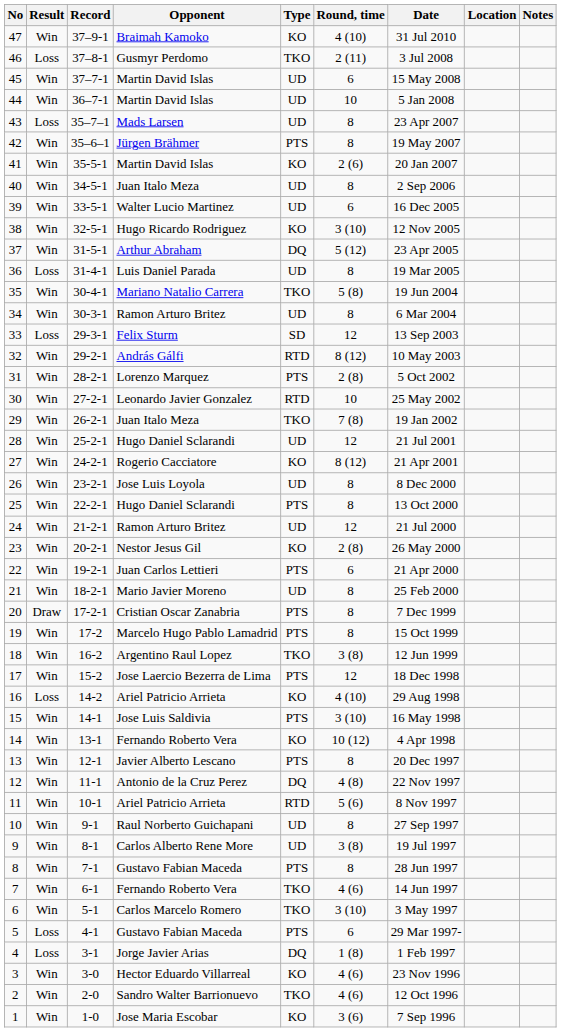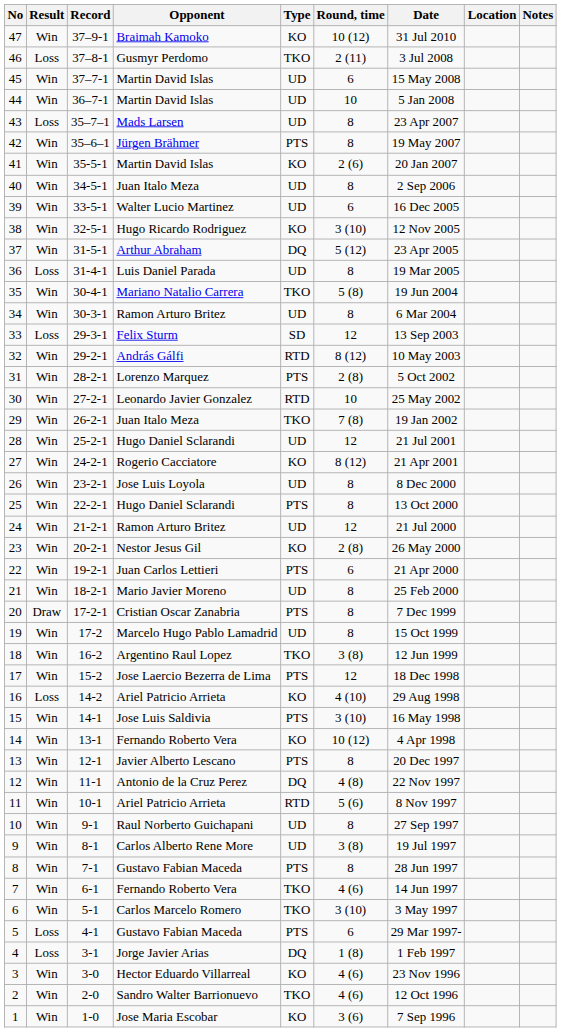(351, 36) 4 (10) -> (351, 36) 10 (12)
(297, 633) PTS -> (297, 633) UD
